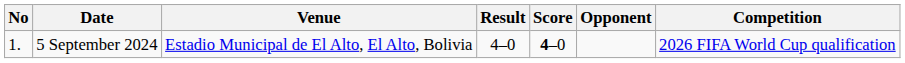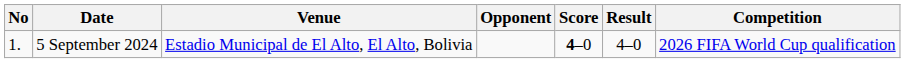columns swapped: (616, 17) <-> (503, 17)
